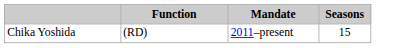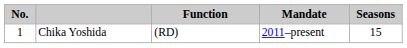+ column: (20, 13)
